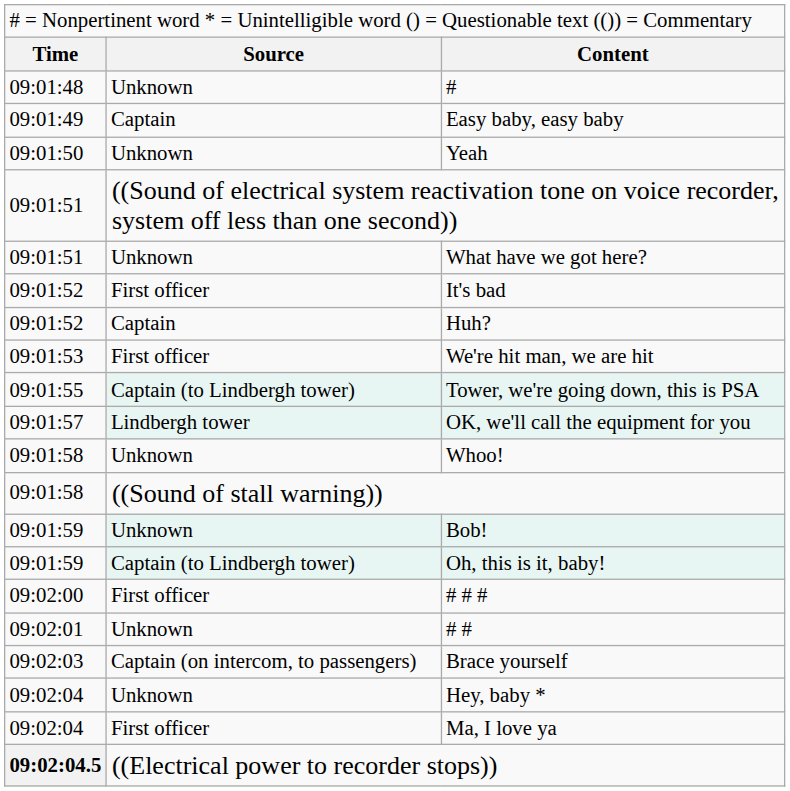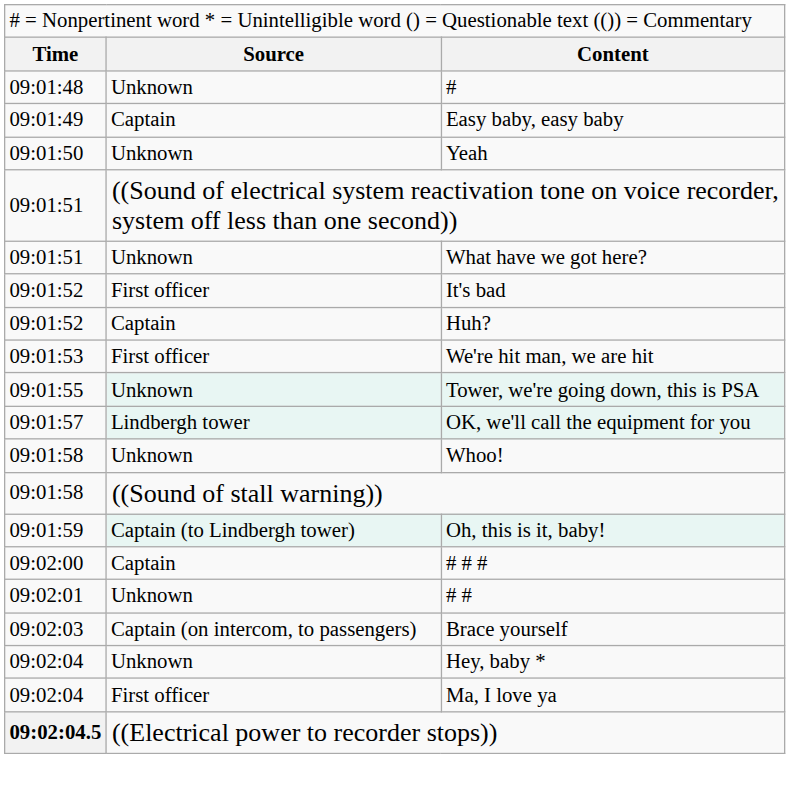(233, 389) Captain (to Lindbergh tower) -> (152, 389) Unknown
- row: (467, 529)
(160, 595) First officer -> (143, 562) Captain
